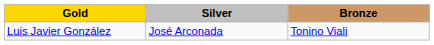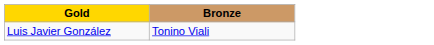- column: (217, 13)
